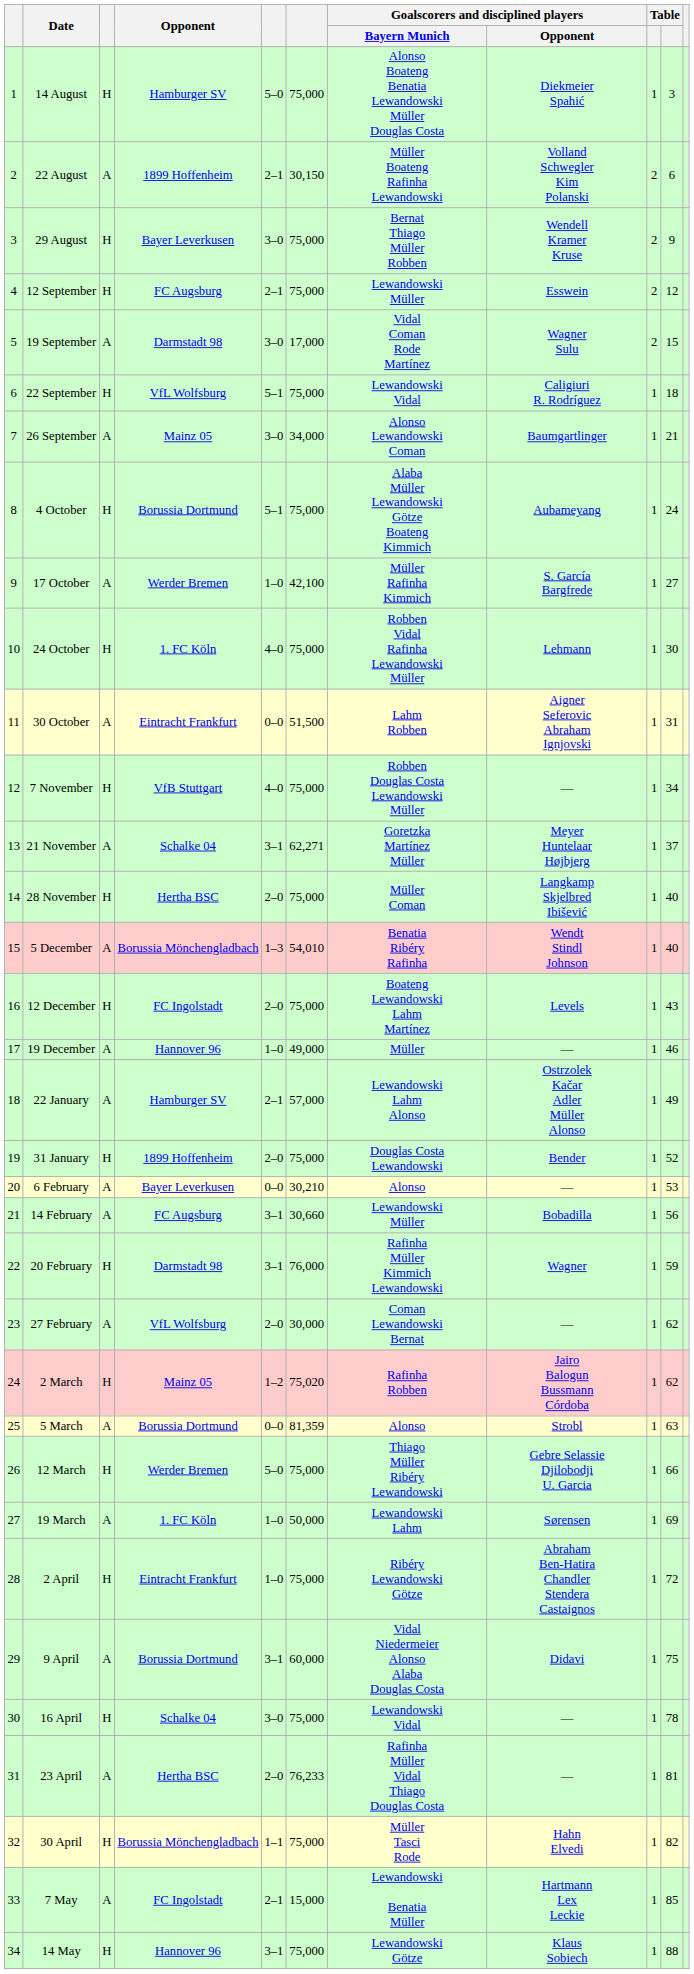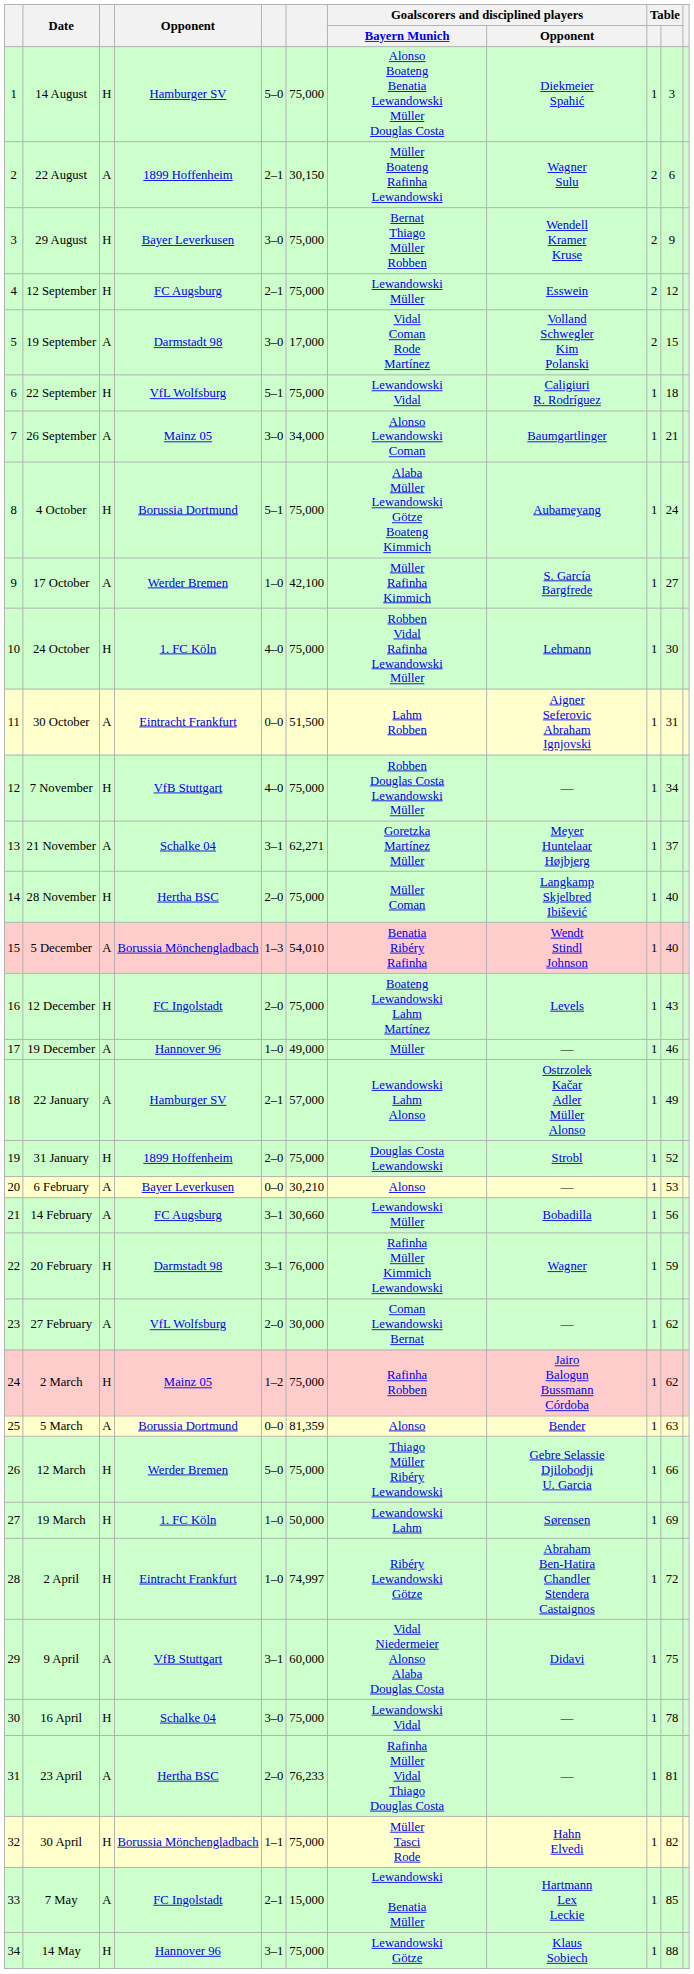(567, 175) Volland Schwegler Kim Polanski -> (567, 175) Wagner Sulu
(567, 342) Wagner Sulu -> (567, 342) Volland Schwegler Kim Polanski
(567, 1158) Bender -> (567, 1158) Strobl
(307, 1383) 75,020 -> (307, 1383) 75,000
(567, 1426) Strobl -> (567, 1426) Bender
(107, 1520) A -> (107, 1520) H
(307, 1578) 75,000 -> (307, 1578) 74,997
(188, 1659) Borussia Dortmund -> (188, 1659) VfB Stuttgart
